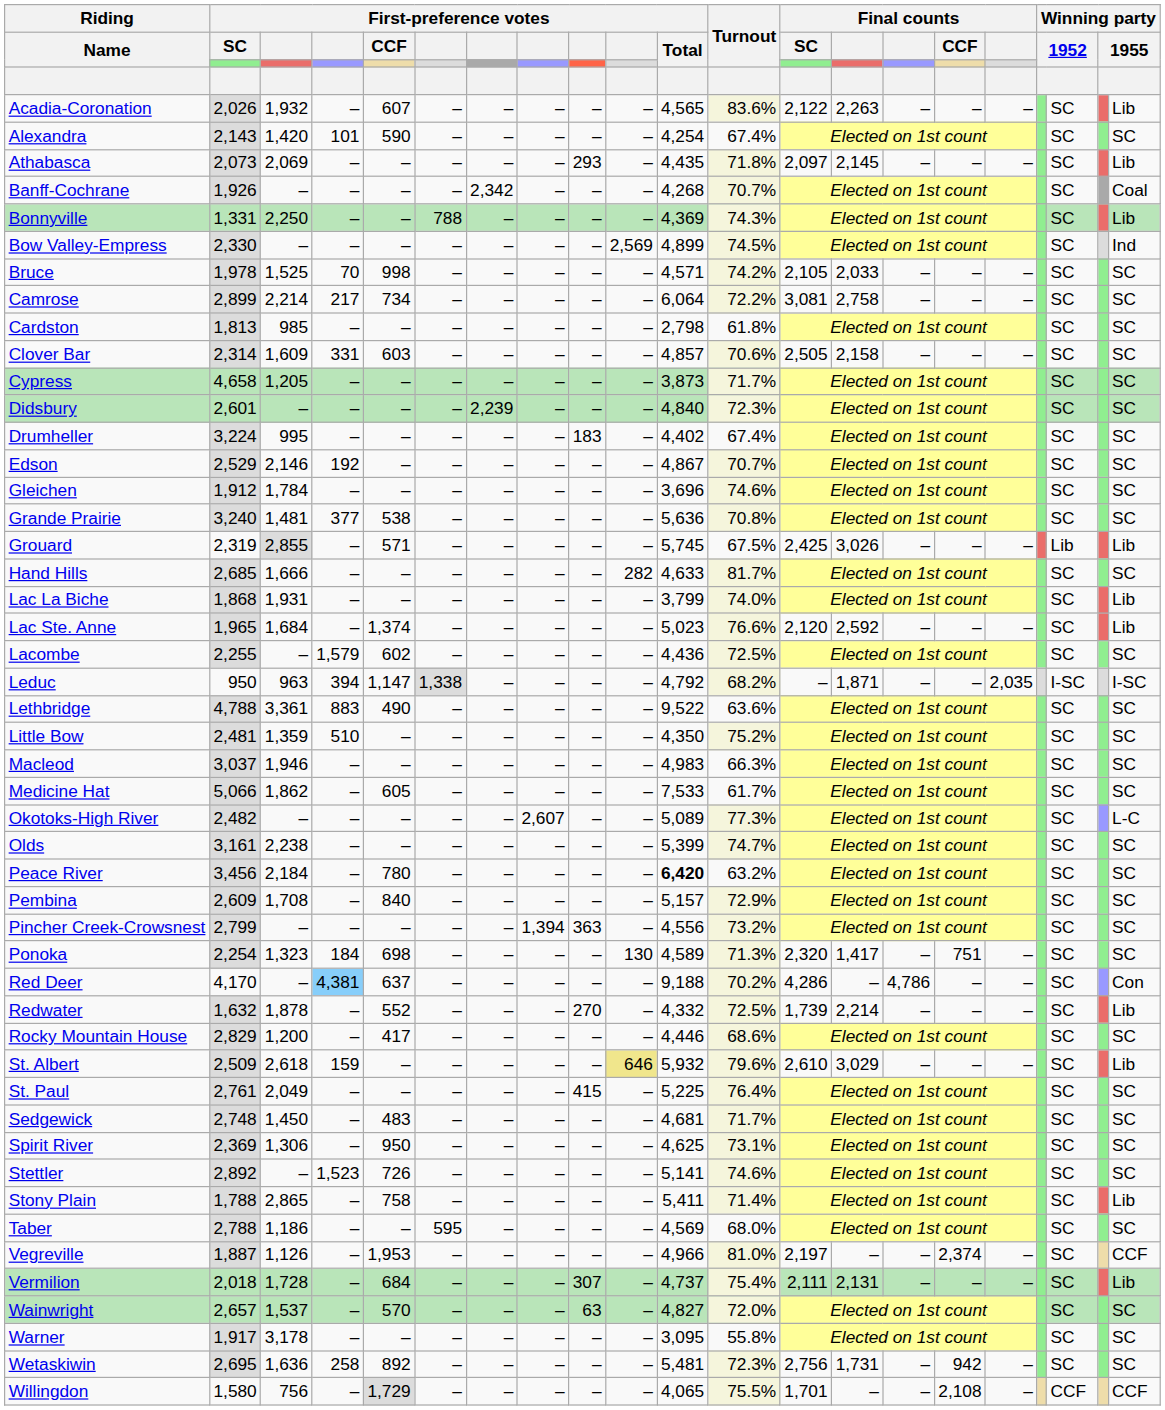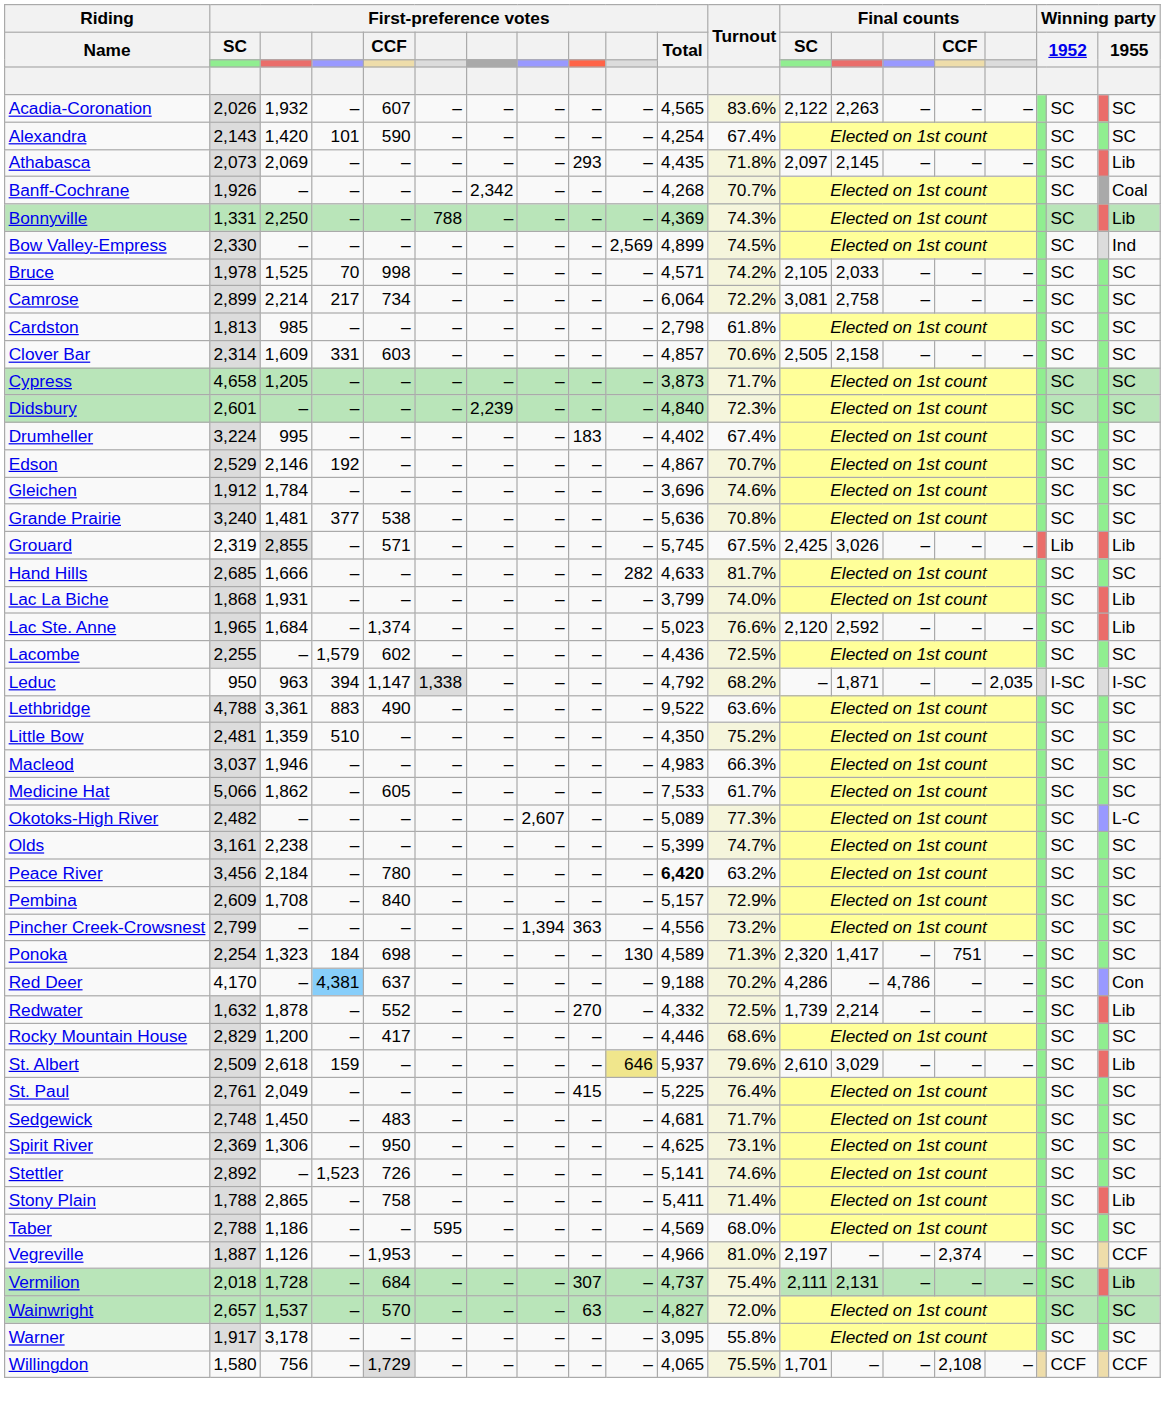(1124, 109) Lib -> (1124, 109) SC
(683, 1064) 5,932 -> (683, 1064) 5,937
- row: (52, 1364)
